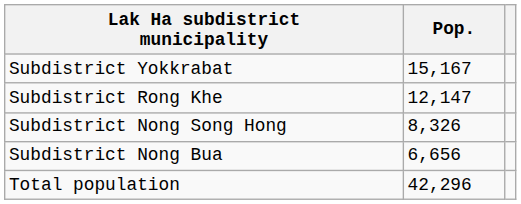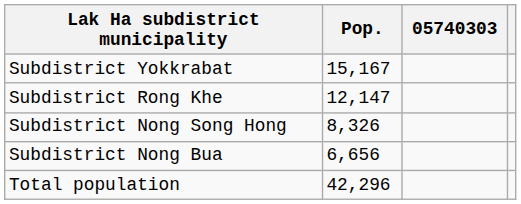+ column: (455, 29)
